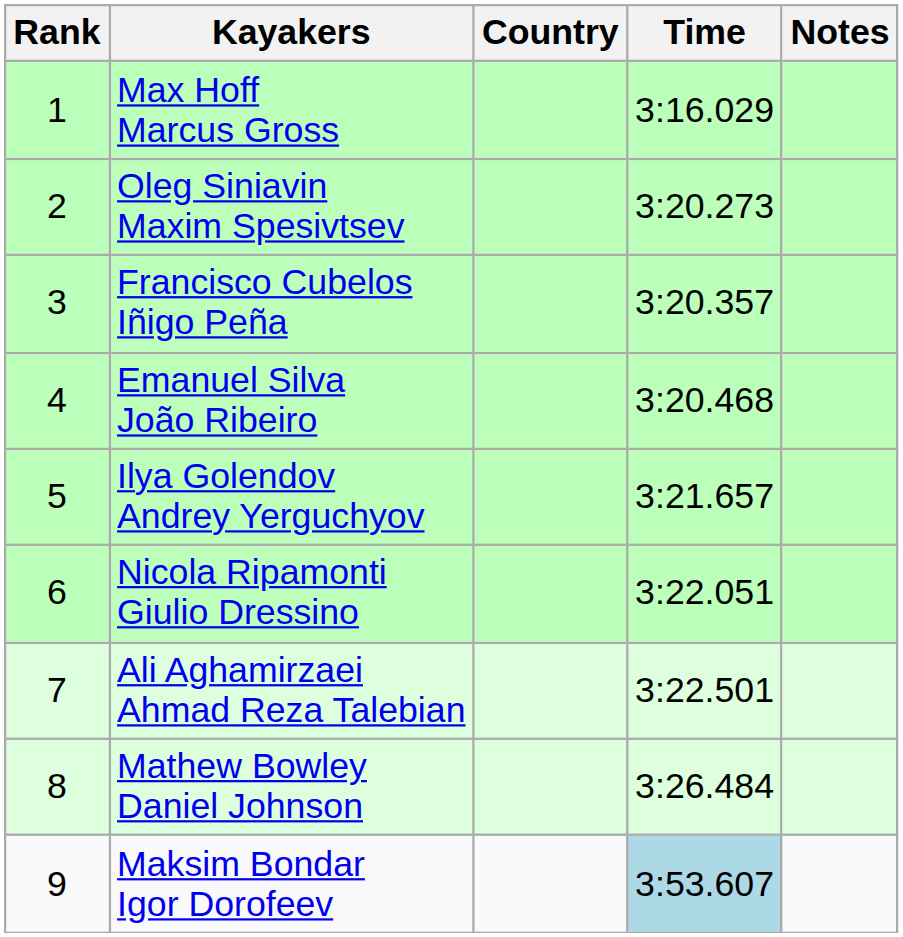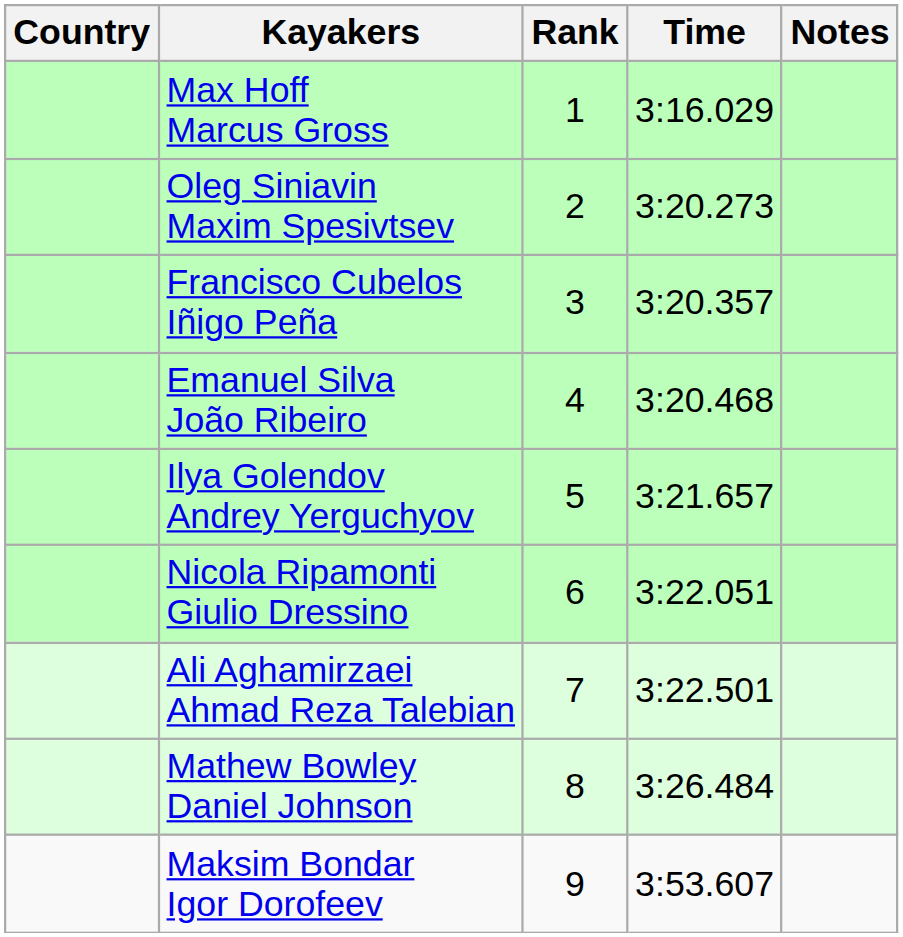columns swapped: (57, 32) <-> (550, 32)
(705, 883) lightblue background -> (705, 883) no background
